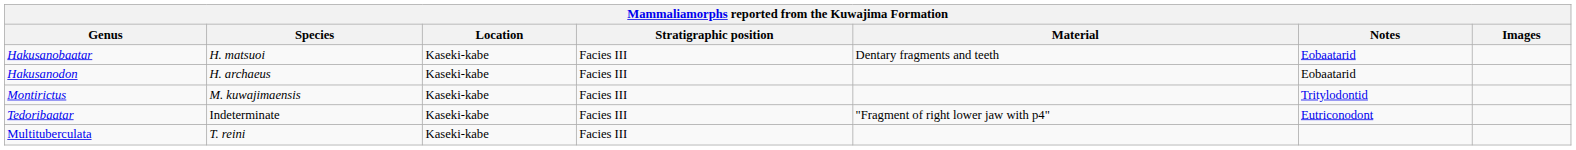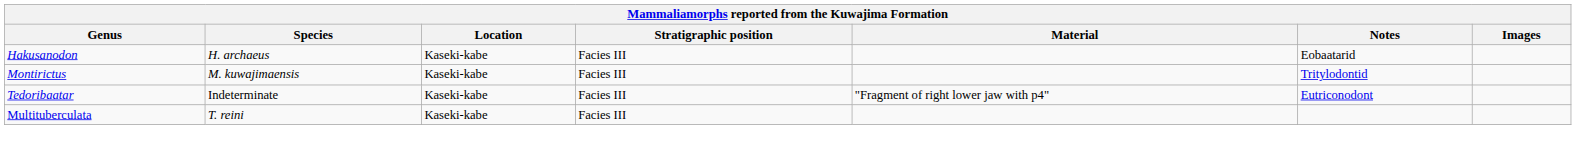- row: (50, 54)
